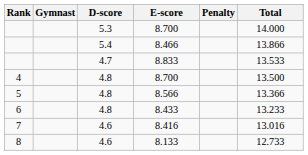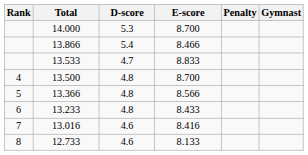columns swapped: (55, 12) <-> (270, 12)
